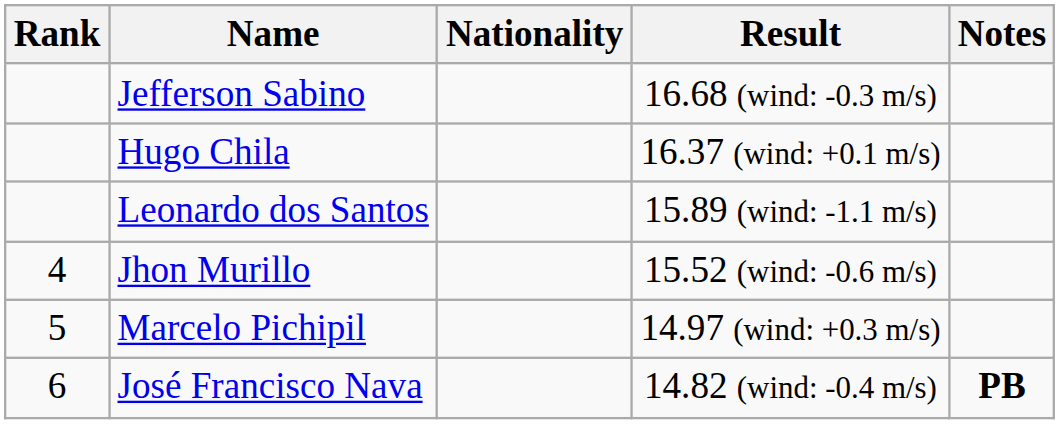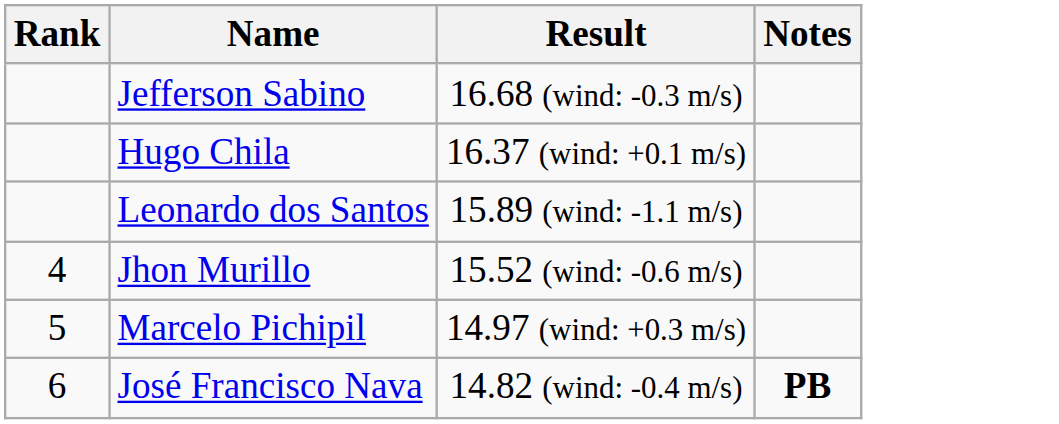- column: (535, 33)
